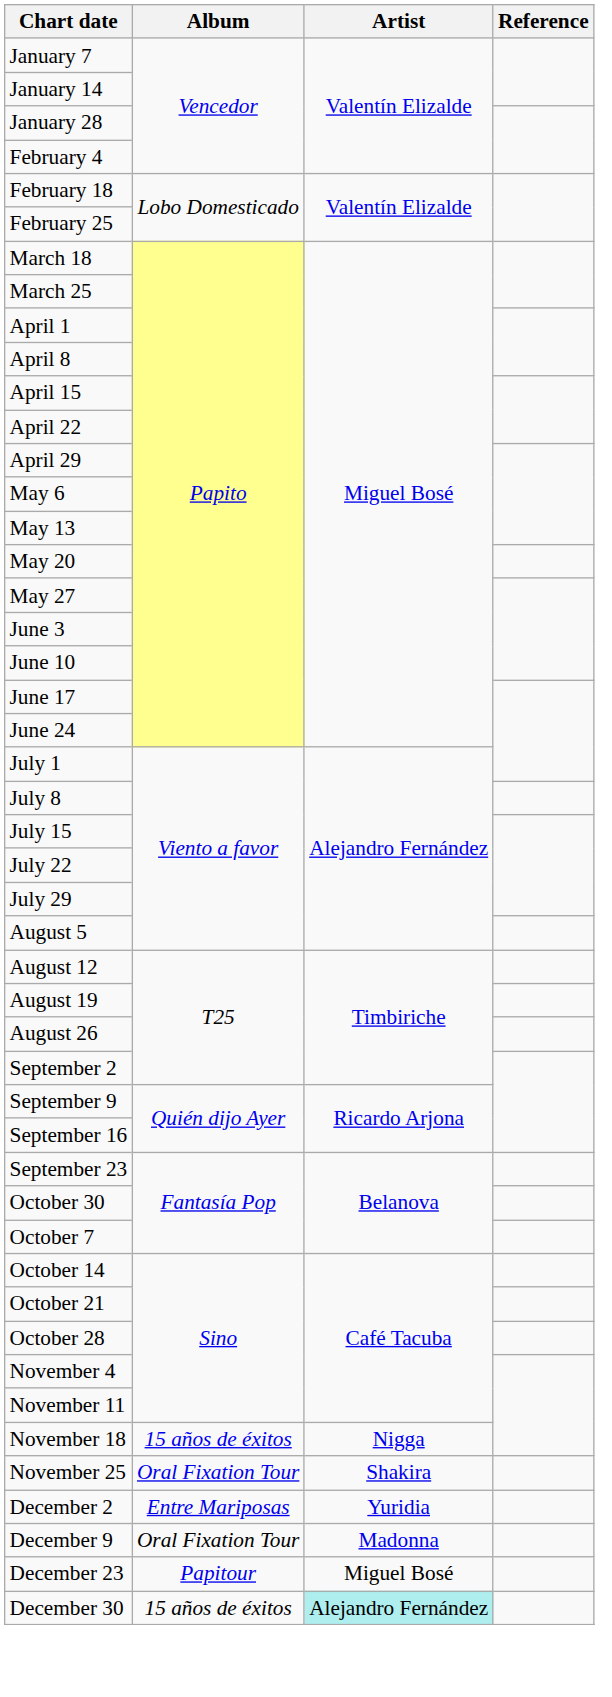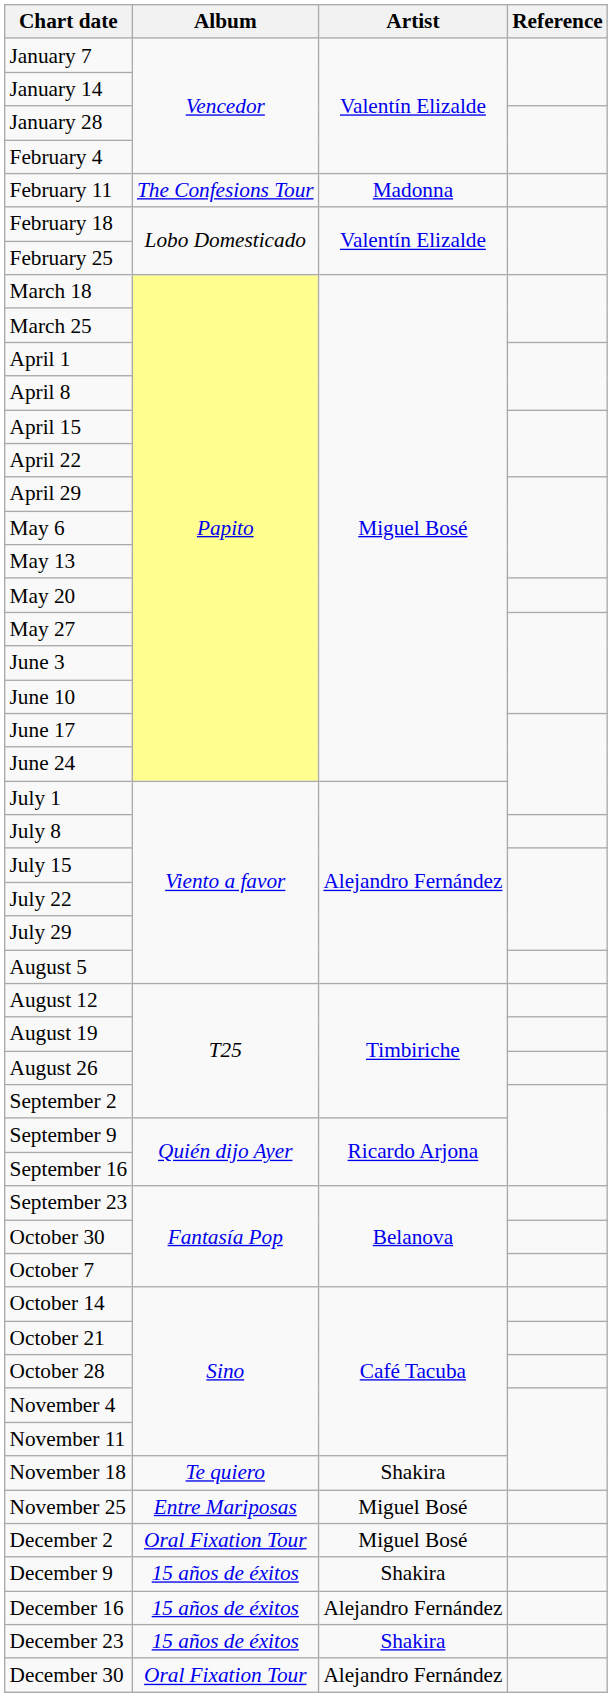+ row: (61, 190)
(218, 1438) 15 años de éxitos -> (225, 1472) Te quiero
(399, 1438) Nigga -> (413, 1472) Shakira
(218, 1472) Oral Fixation Tour -> (225, 1506) Entre Mariposas
(399, 1472) Shakira -> (413, 1506) Miguel Bosé
(218, 1506) Entre Mariposas -> (225, 1540) Oral Fixation Tour
(399, 1506) Yuridia -> (413, 1540) Miguel Bosé
(218, 1540) Oral Fixation Tour -> (225, 1573) 15 años de éxitos
(399, 1540) Madonna -> (413, 1573) Shakira
+ row: (67, 1607)
(218, 1573) Papitour -> (225, 1641) 15 años de éxitos
(399, 1573) Miguel Bosé -> (413, 1641) Shakira
(218, 1607) 15 años de éxitos -> (225, 1675) Oral Fixation Tour
(399, 1607) paleturquoise background -> (413, 1675) no background
